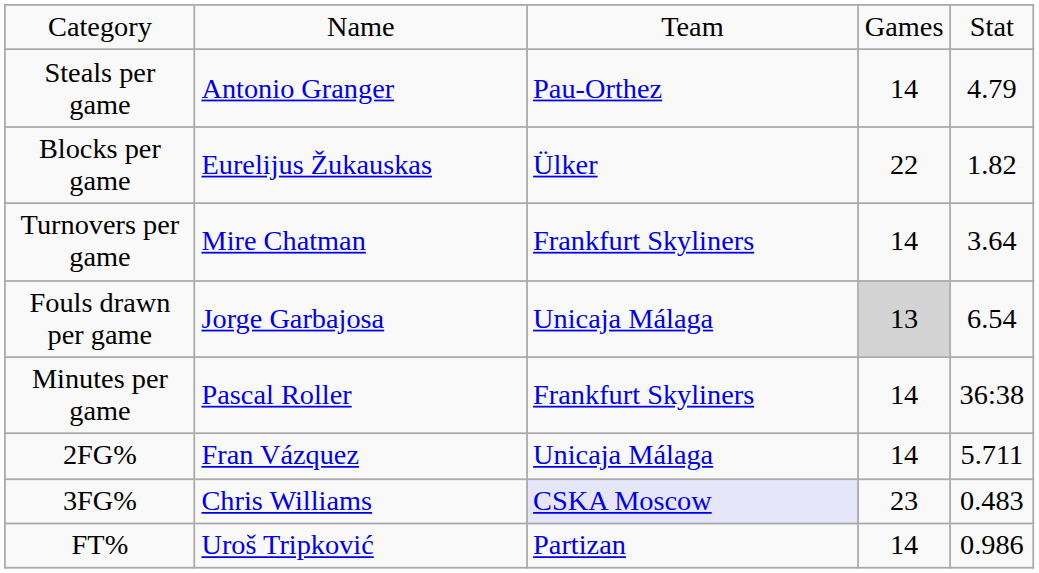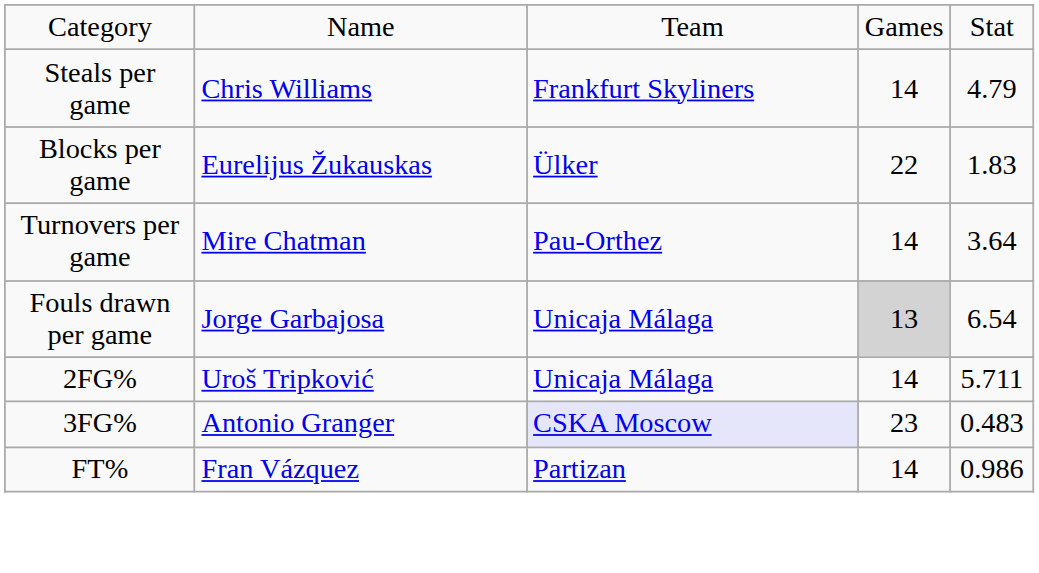(298, 87) Antonio Granger -> (287, 87) Chris Williams
(598, 87) Pau-Orthez -> (644, 87) Frankfurt Skyliners
(992, 164) 1.82 -> (992, 164) 1.83
(644, 241) Frankfurt Skyliners -> (598, 241) Pau-Orthez
- row: (100, 394)
(280, 455) Fran Vázquez -> (288, 378) Uroš Tripković
(287, 500) Chris Williams -> (298, 423) Antonio Granger
(288, 545) Uroš Tripković -> (280, 468) Fran Vázquez
